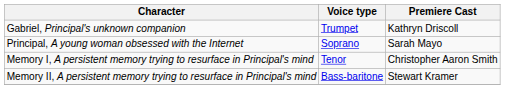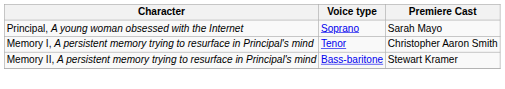- row: (96, 28)
